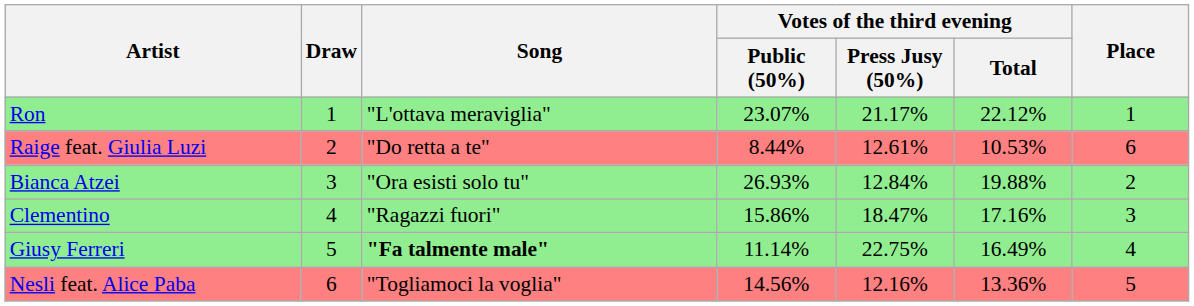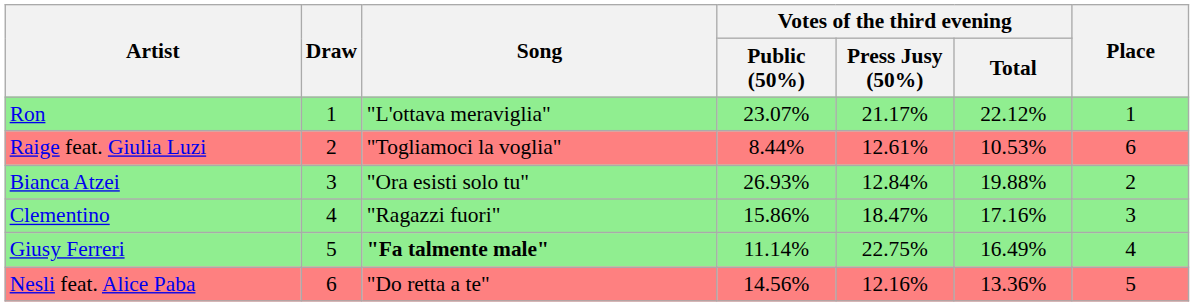(428, 147) "Do retta a te" -> (464, 147) "Togliamoci la voglia"
(464, 283) "Togliamoci la voglia" -> (428, 283) "Do retta a te"
